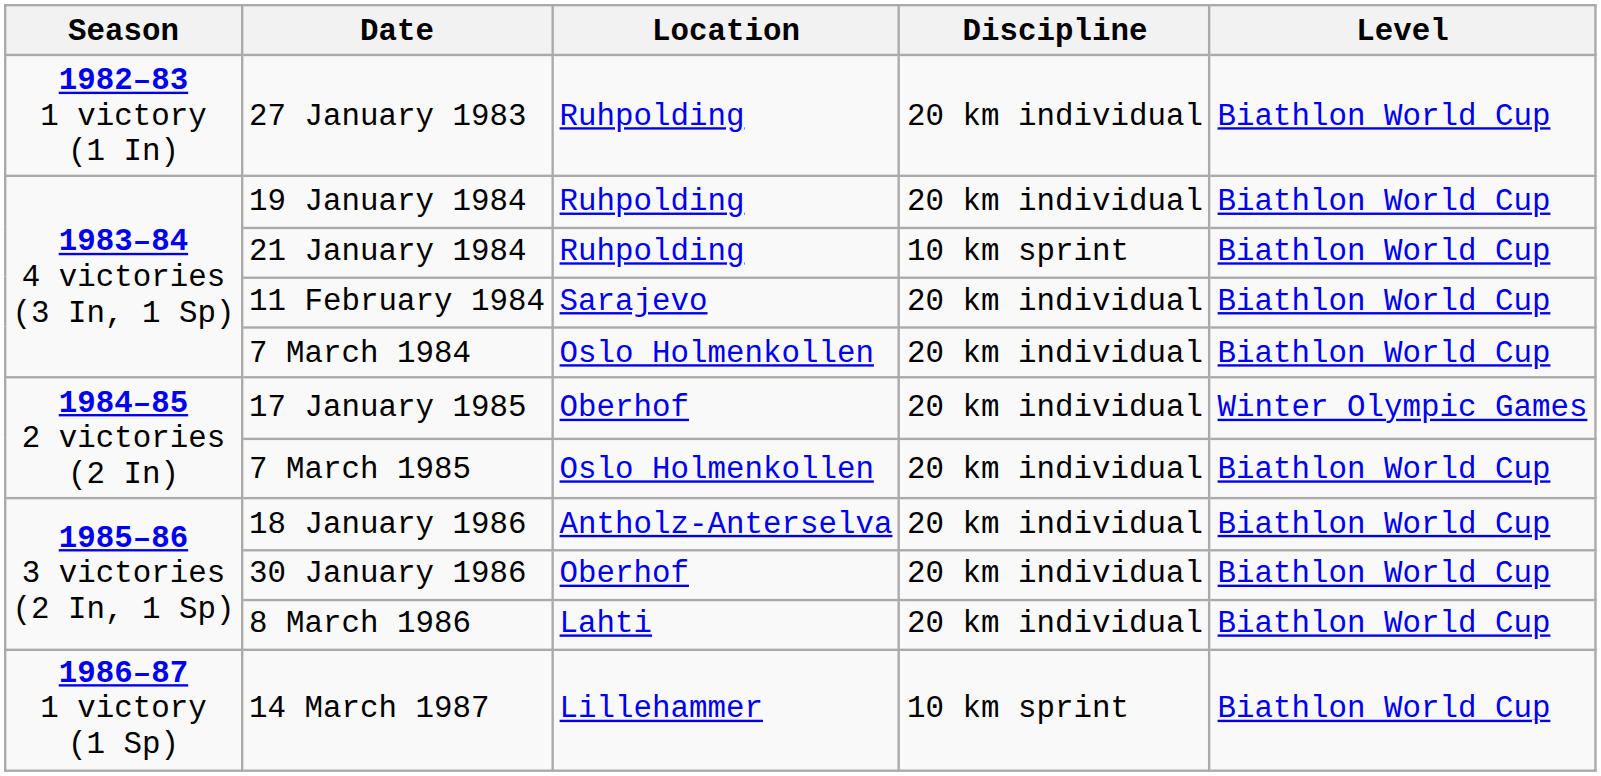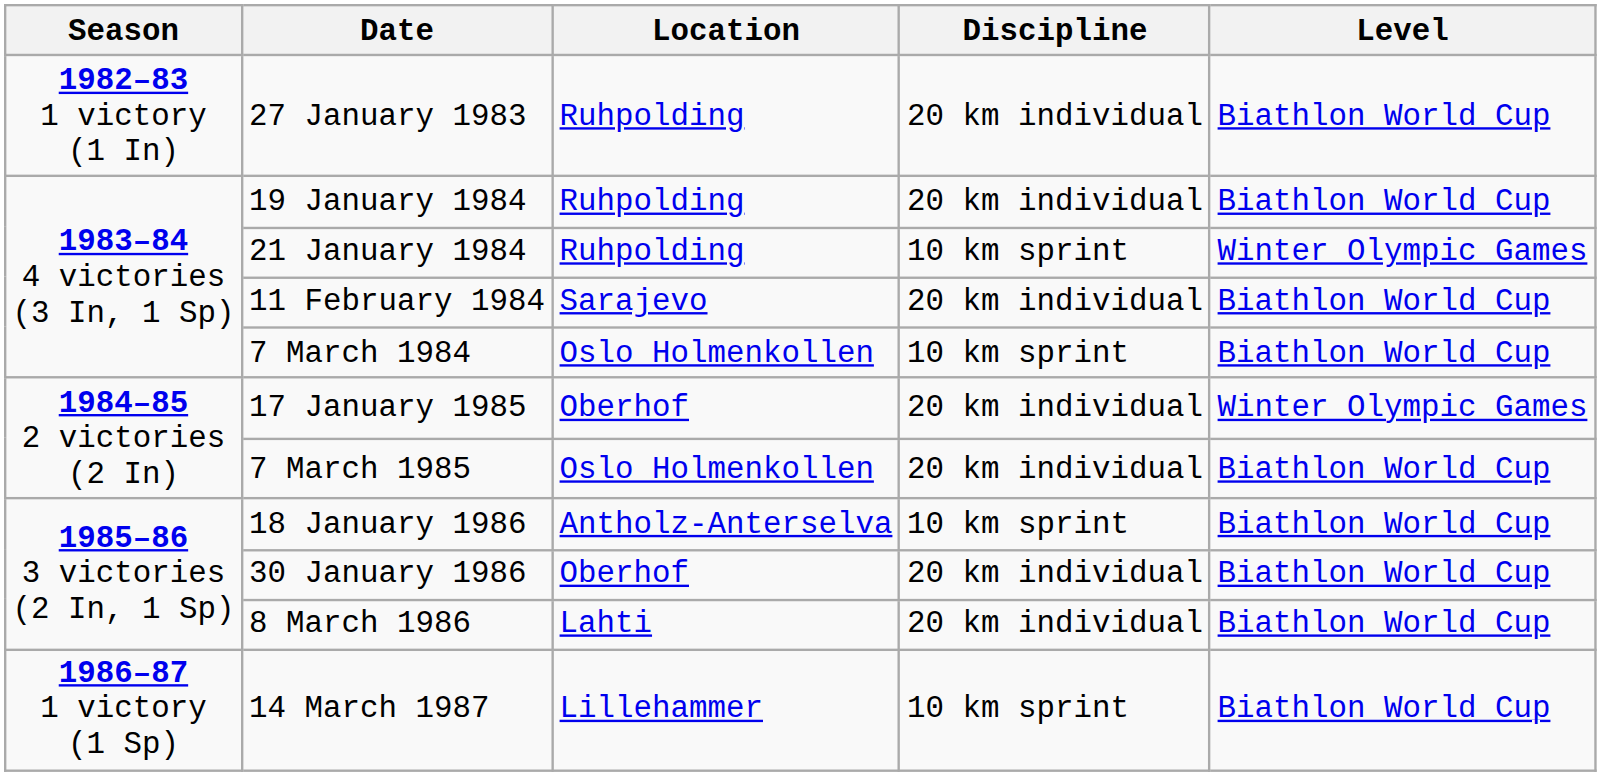(1384, 252) Biathlon World Cup -> (1402, 252) Winter Olympic Games
(1055, 352) 20 km individual -> (1018, 352) 10 km sprint
(1055, 524) 20 km individual -> (1018, 524) 10 km sprint
